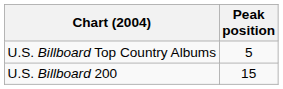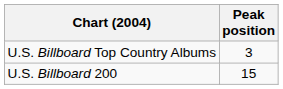(249, 52) 5 -> (249, 52) 3
